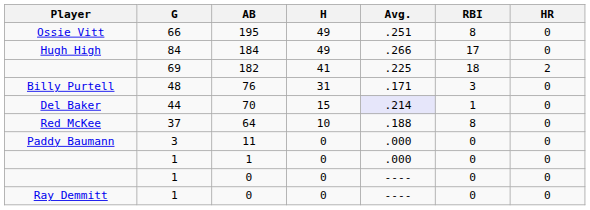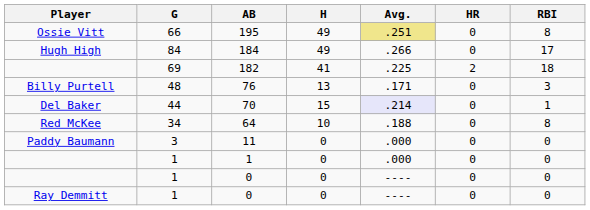columns swapped: (547, 14) <-> (473, 14)
(398, 32) no background -> (398, 32) khaki background
(323, 86) 31 -> (323, 86) 13
(174, 123) 37 -> (174, 123) 34
